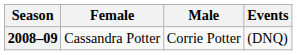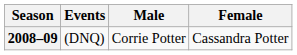columns swapped: (112, 15) <-> (268, 15)
